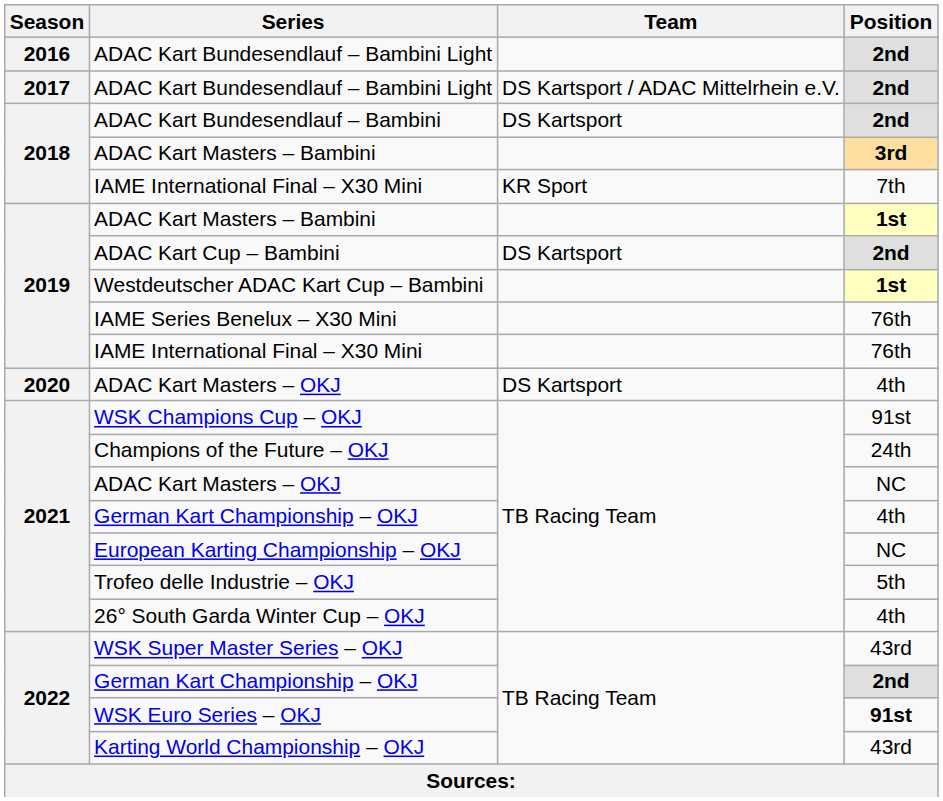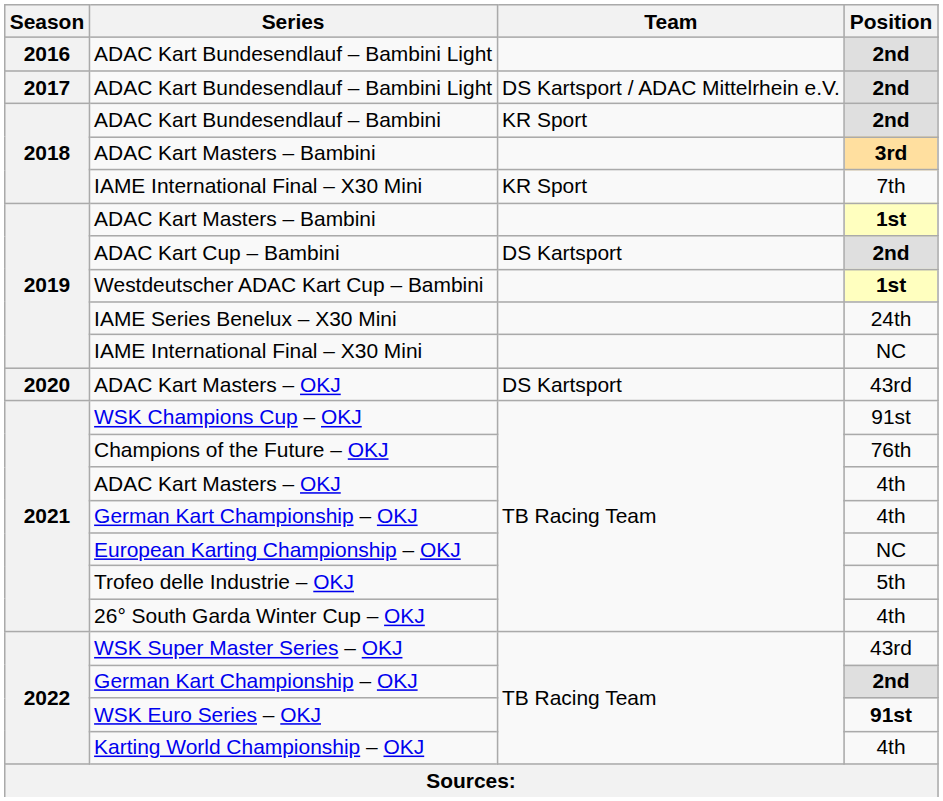(562, 120) DS Kartsport -> (544, 120) KR Sport
(891, 318) 76th -> (891, 318) 24th
(891, 351) 76th -> (891, 351) NC
(891, 384) 4th -> (891, 384) 43rd
(891, 450) 24th -> (891, 450) 76th
(891, 483) NC -> (891, 483) 4th
(891, 747) 43rd -> (891, 747) 4th
